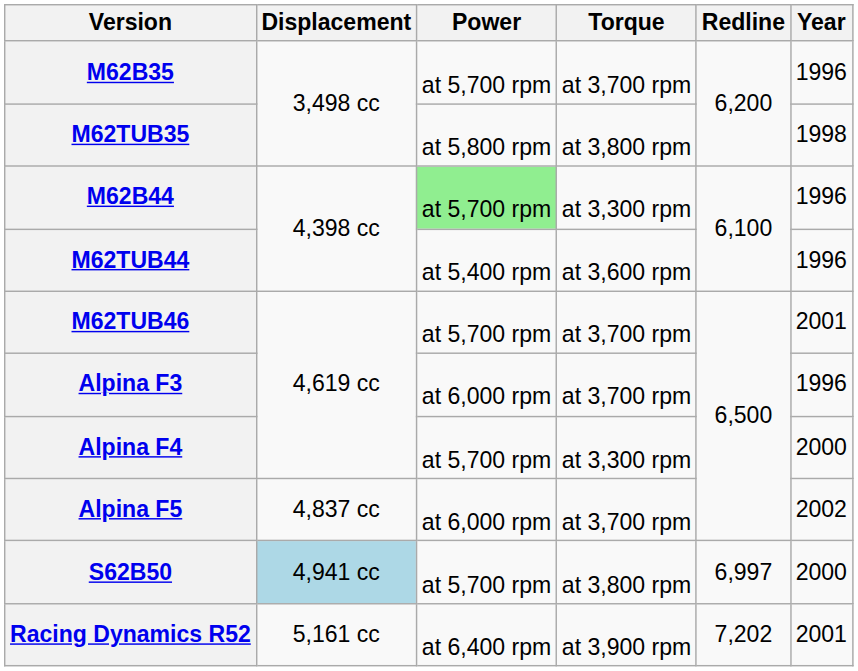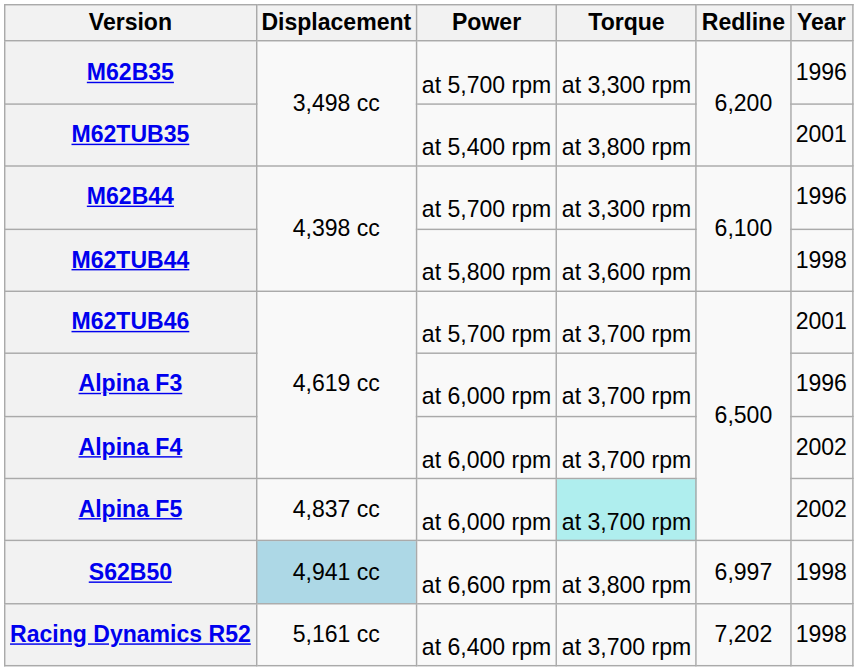(626, 85) at 3,700 rpm -> (626, 85) at 3,300 rpm
(487, 147) at 5,800 rpm -> (487, 147) at 5,400 rpm
(821, 134) 1998 -> (821, 134) 2001
(487, 210) lightgreen background -> (487, 210) no background
(487, 272) at 5,400 rpm -> (487, 272) at 5,800 rpm
(821, 259) 1996 -> (821, 259) 1998
(487, 459) at 5,700 rpm -> (487, 459) at 6,000 rpm
(626, 459) at 3,300 rpm -> (626, 459) at 3,700 rpm
(821, 447) 2000 -> (821, 447) 2002
(626, 522) no background -> (626, 522) paleturquoise background
(487, 584) at 5,700 rpm -> (487, 584) at 6,600 rpm
(821, 571) 2000 -> (821, 571) 1998
(626, 647) at 3,900 rpm -> (626, 647) at 3,700 rpm
(821, 634) 2001 -> (821, 634) 1998
